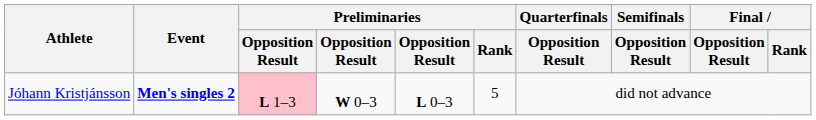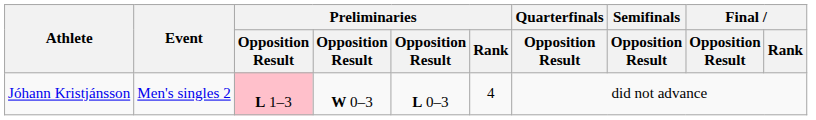(186, 94) bold -> (184, 94) normal
(495, 94) 5 -> (491, 94) 4
